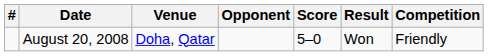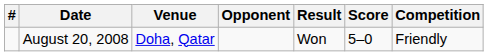columns swapped: (317, 16) <-> (366, 16)
